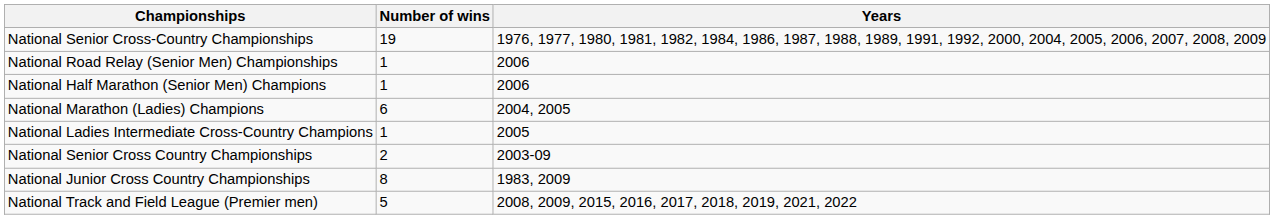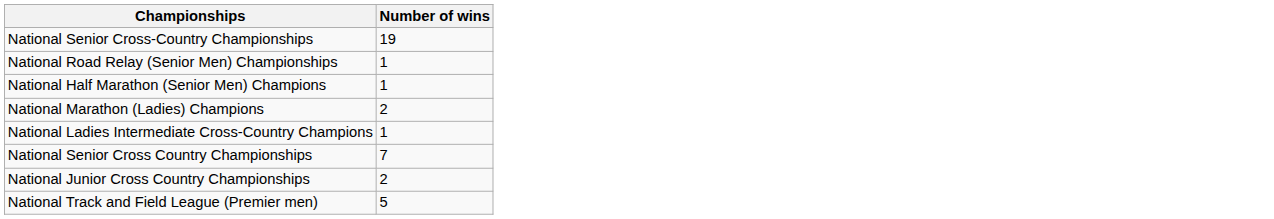- column: (881, 16)
(384, 109) 6 -> (384, 109) 2
(384, 156) 2 -> (384, 156) 7
(384, 179) 8 -> (384, 179) 2
